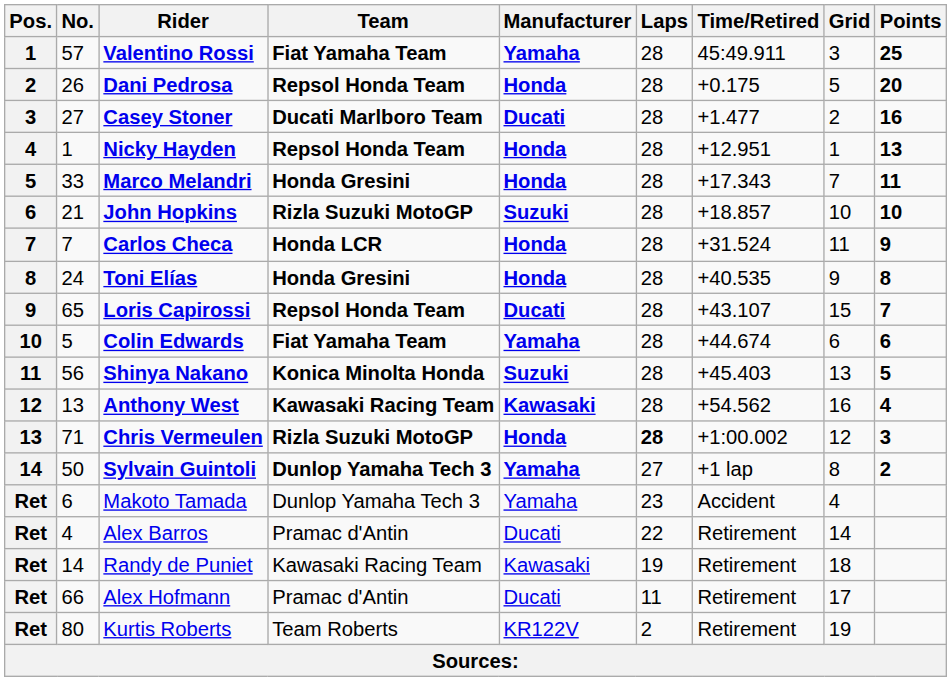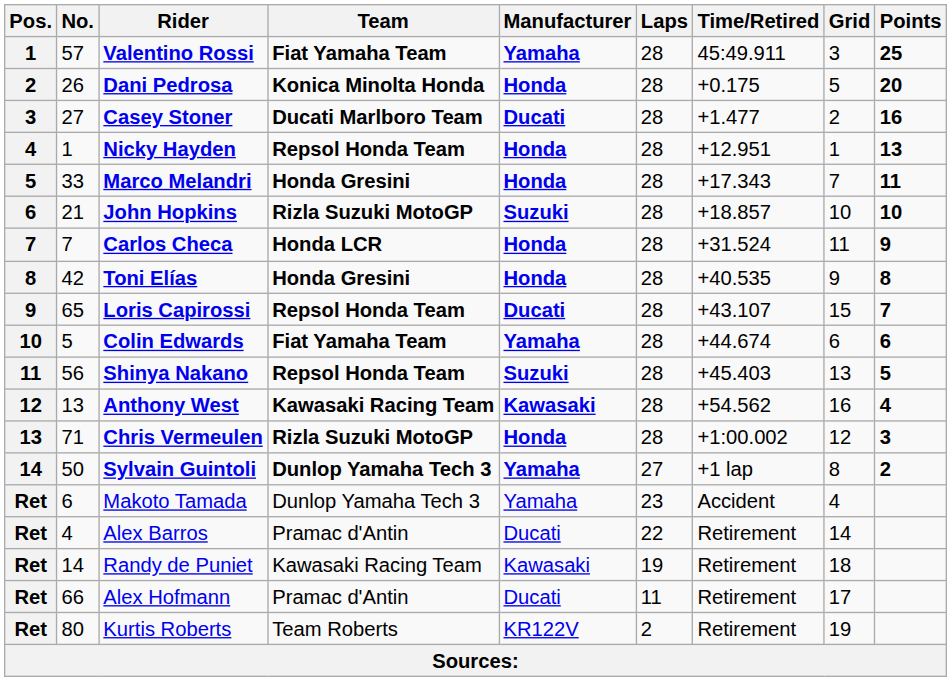(369, 85) Repsol Honda Team -> (378, 85) Konica Minolta Honda
(73, 277) 24 -> (73, 277) 42
(378, 373) Konica Minolta Honda -> (369, 373) Repsol Honda Team
(652, 437) bold -> (652, 437) normal
